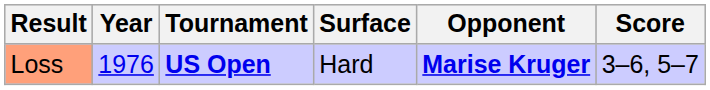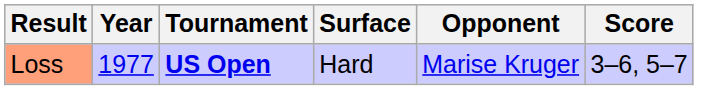(126, 63) 1976 -> (126, 63) 1977
(506, 63) bold -> (501, 63) normal
